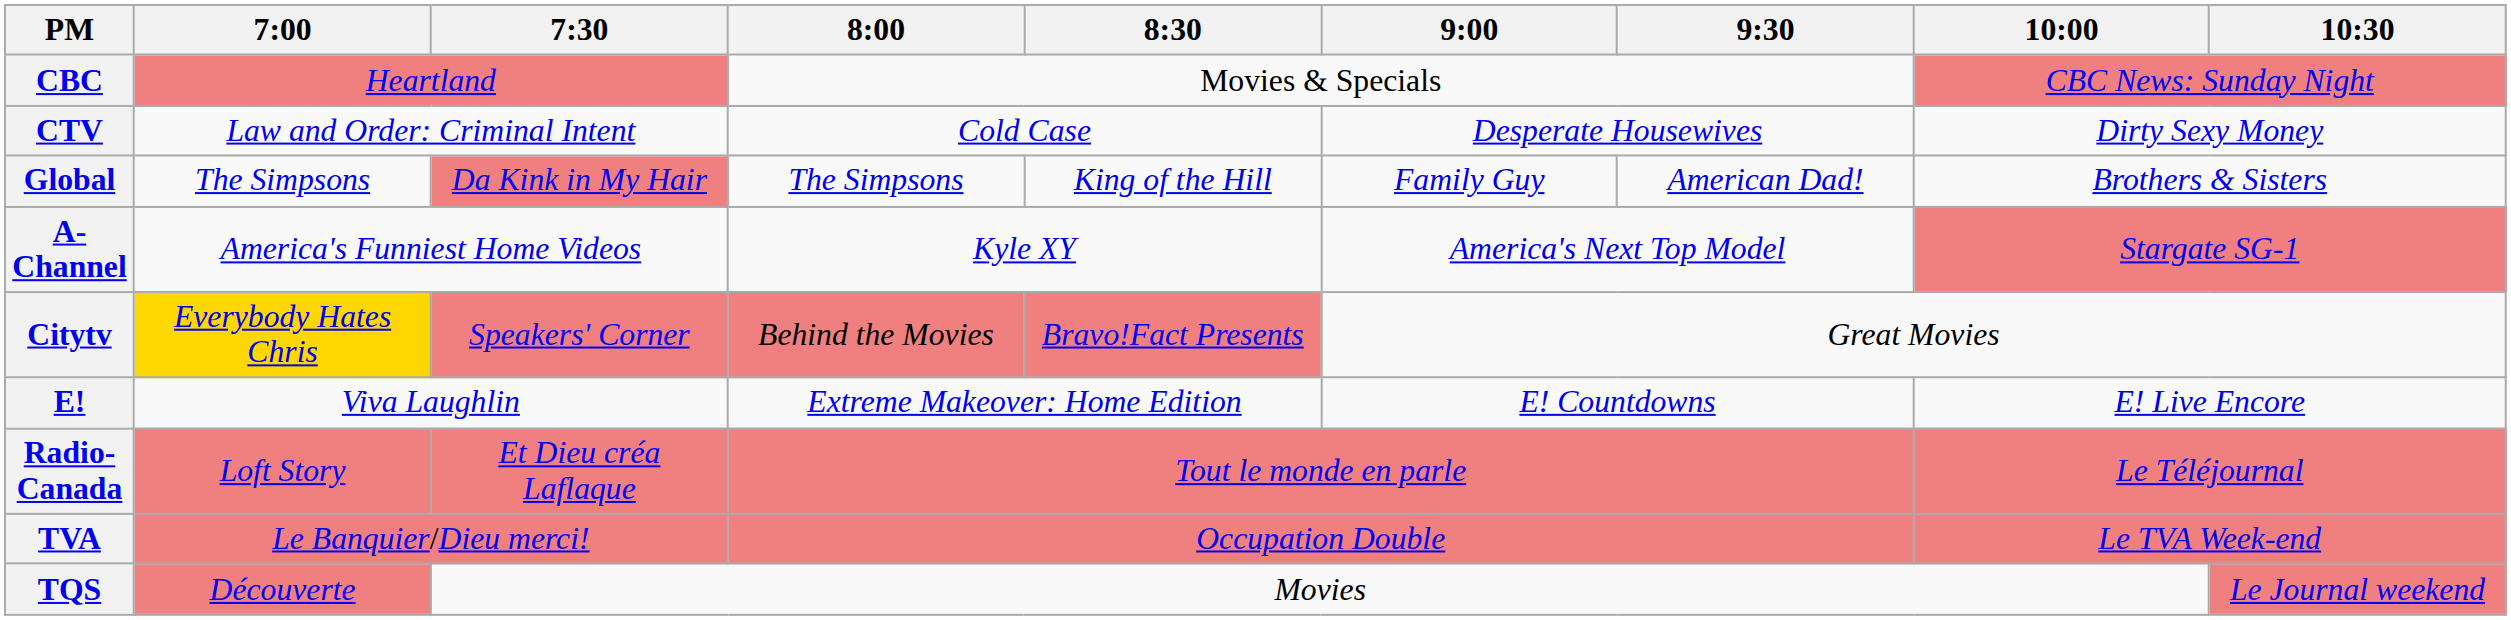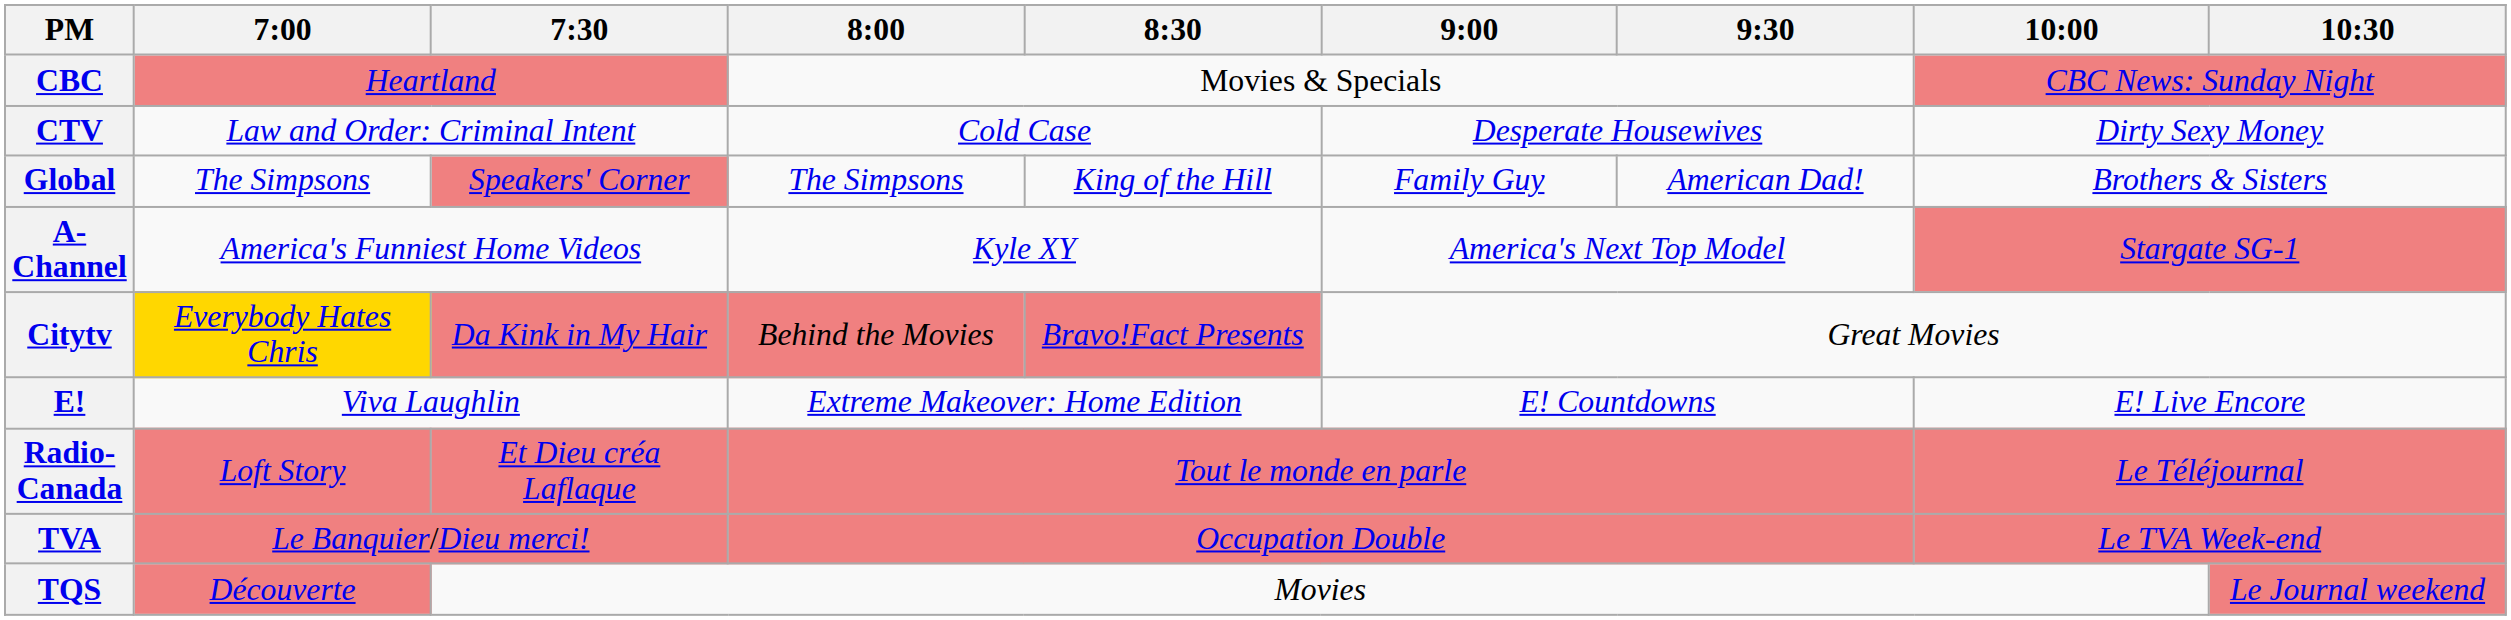(579, 180) Da Kink in My Hair -> (579, 180) Speakers' Corner
(579, 334) Speakers' Corner -> (579, 334) Da Kink in My Hair
